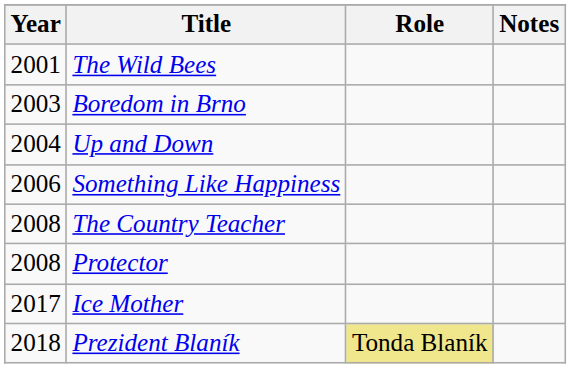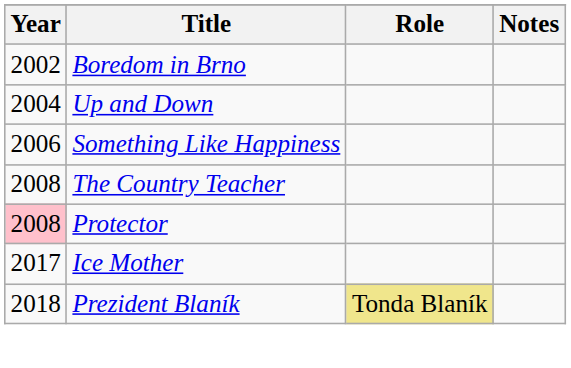- row: (144, 64)
(36, 104) 2003 -> (36, 64) 2002
(36, 263) no background -> (36, 223) pink background
